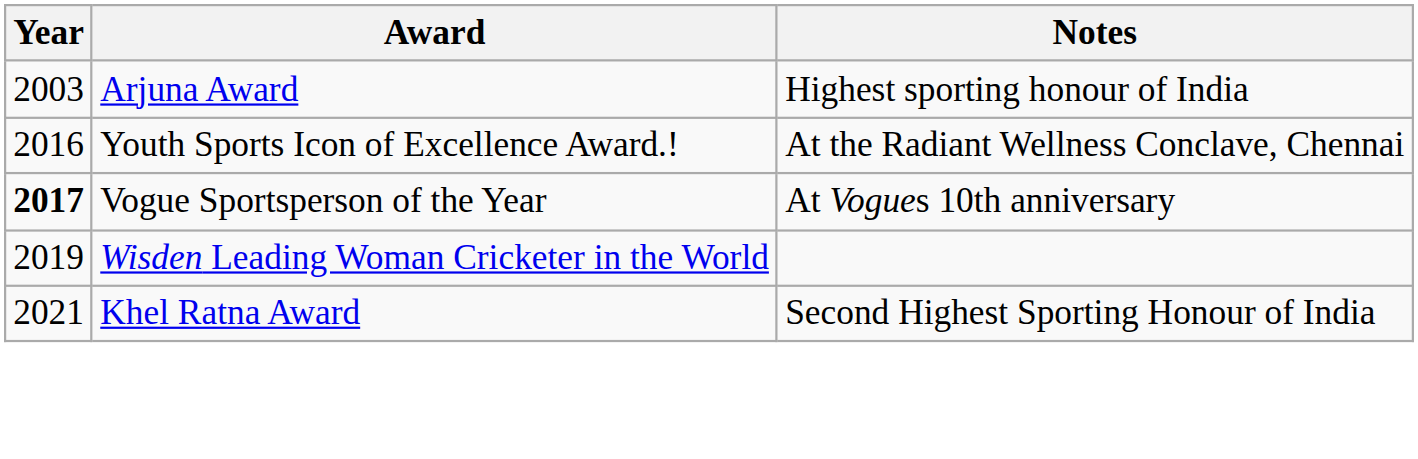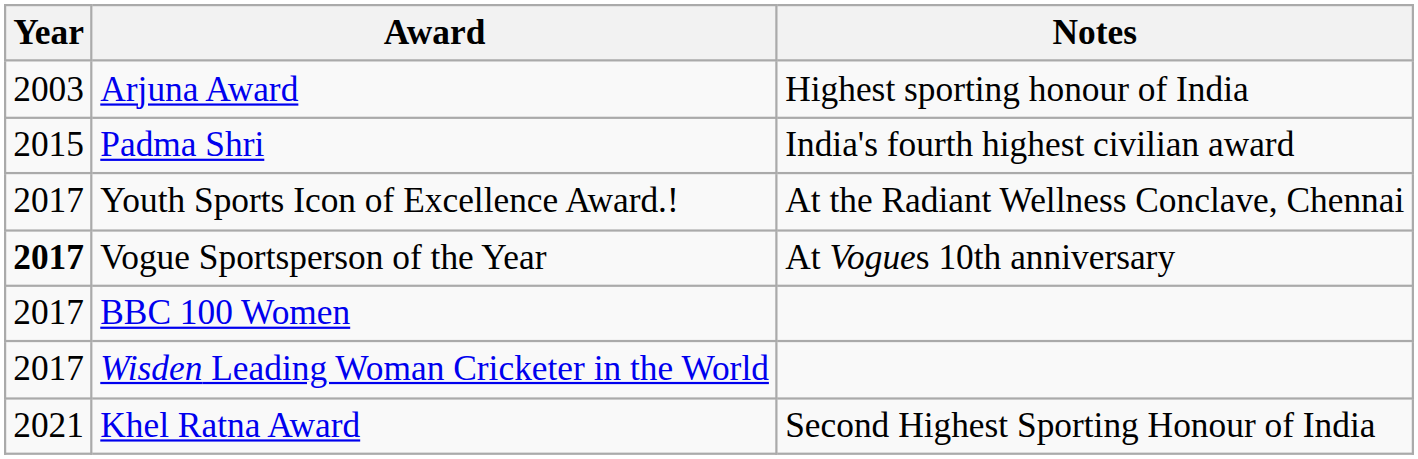+ row: (182, 144)
(49, 144) 2016 -> (49, 200) 2017
+ row: (225, 312)
(49, 256) 2019 -> (49, 369) 2017
